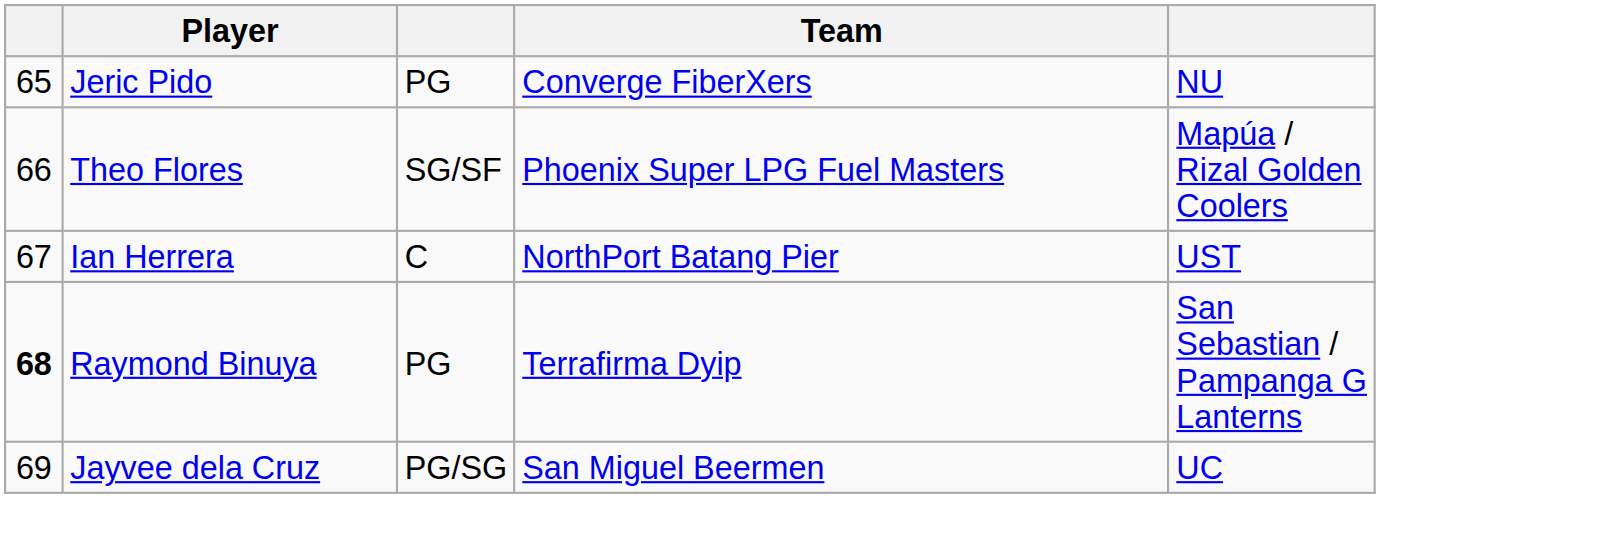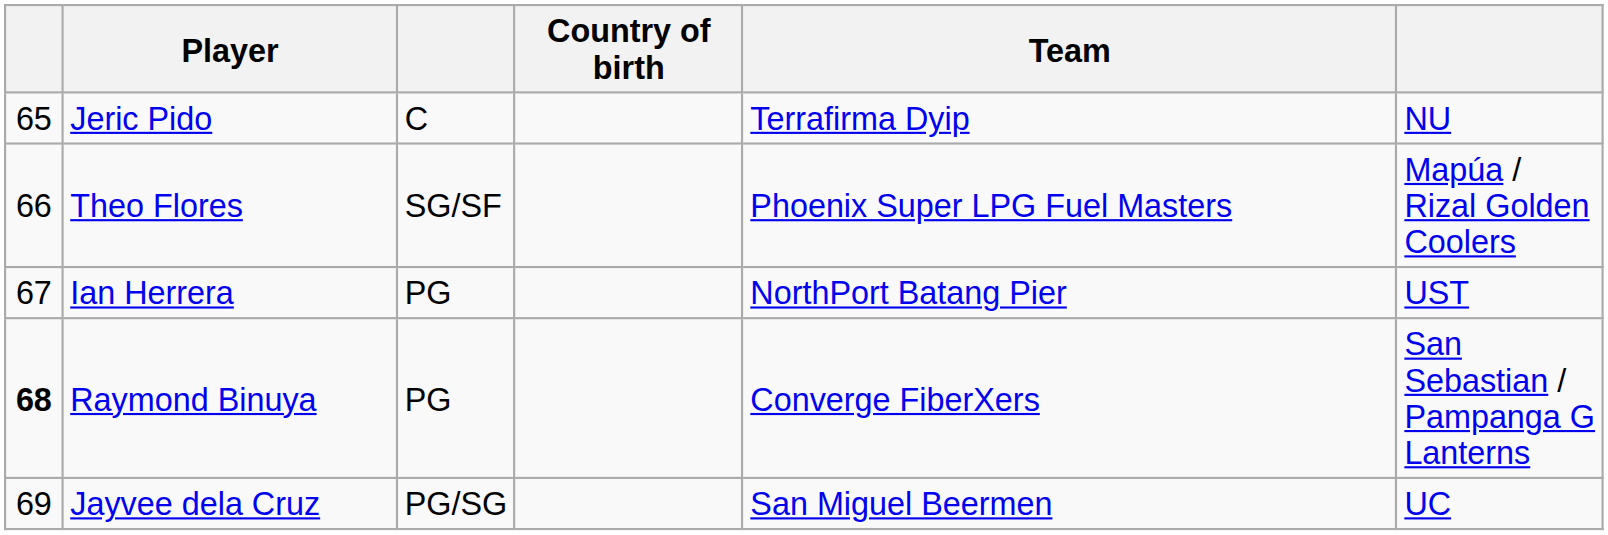+ column: (629, 49)
(428, 82) PG -> (416, 118) C
(667, 82) Converge FiberXers -> (860, 118) Terrafirma Dyip
(416, 257) C -> (428, 293) PG
(632, 363) Terrafirma Dyip -> (895, 399) Converge FiberXers
